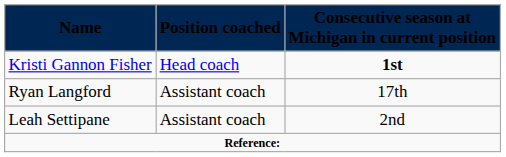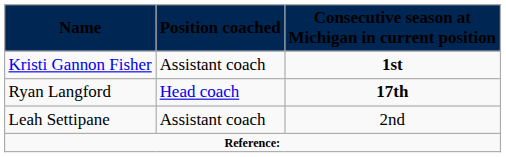(199, 64) Head coach -> (213, 64) Assistant coach
(213, 91) Assistant coach -> (199, 91) Head coach
(392, 91) normal -> (392, 91) bold
